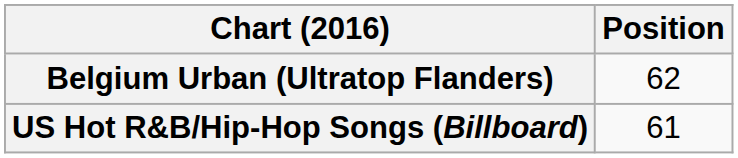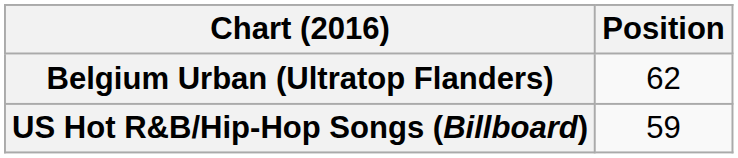(664, 127) 61 -> (664, 127) 59
